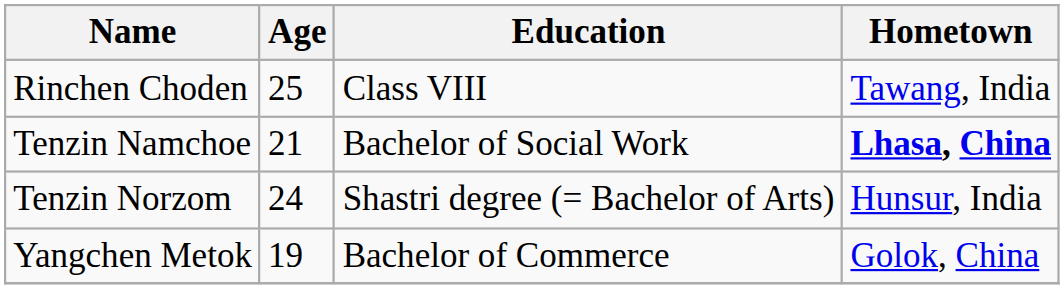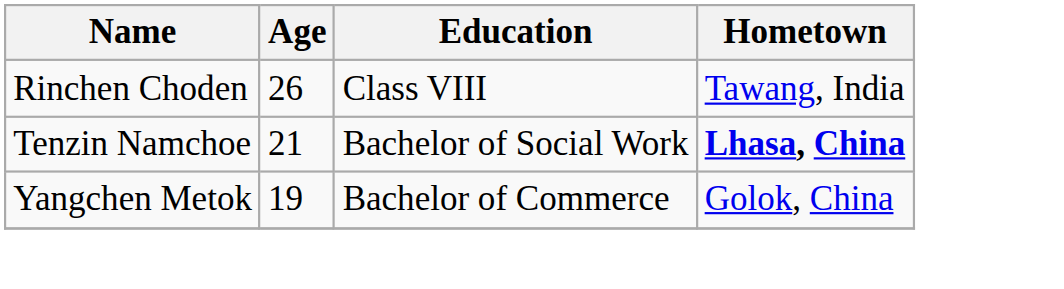(286, 87) 25 -> (286, 87) 26
- row: (122, 198)
